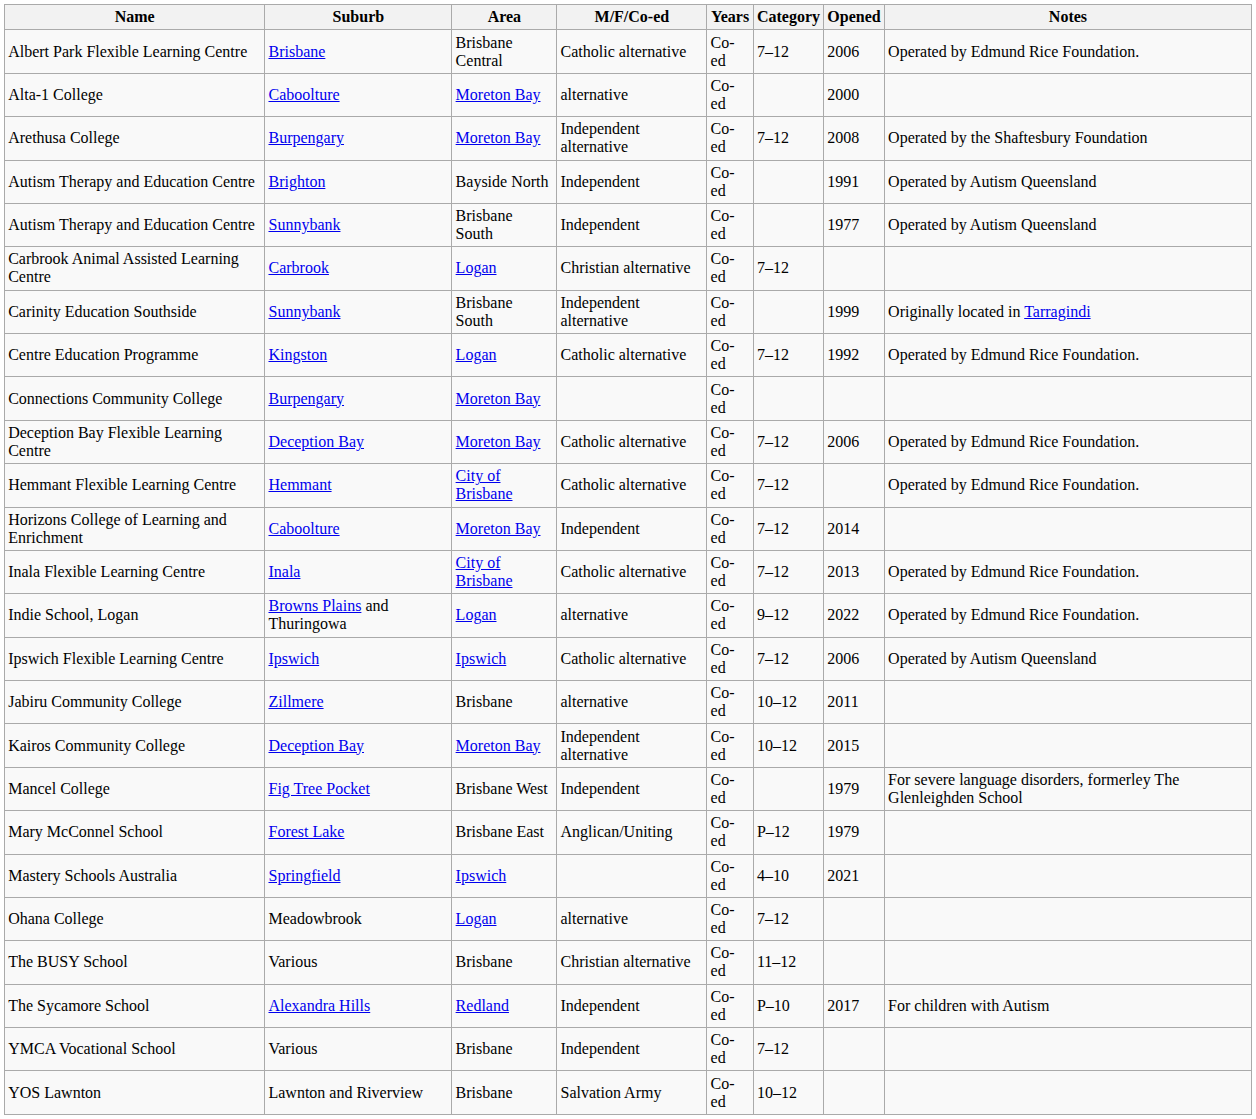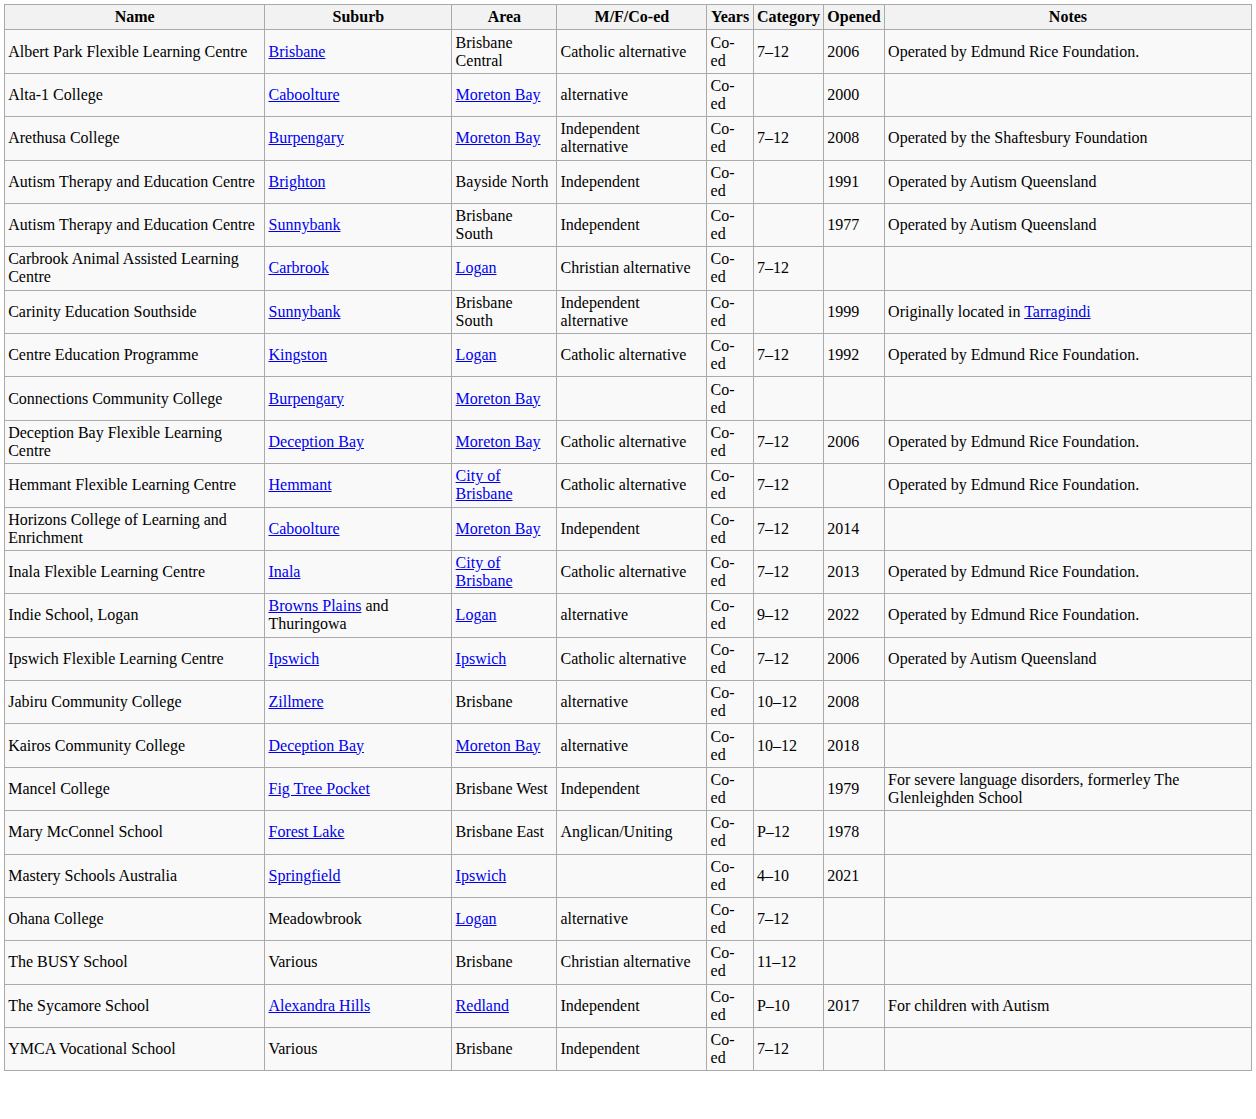(843, 702) 2011 -> (843, 702) 2008
(600, 745) Independent alternative -> (594, 745) alternative
(843, 745) 2015 -> (843, 745) 2018
(843, 832) 1979 -> (843, 832) 1978
- row: (55, 1092)
